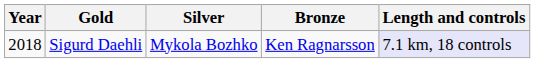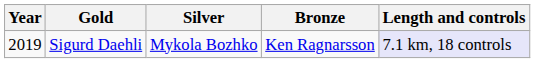(25, 44) 2018 -> (25, 44) 2019
